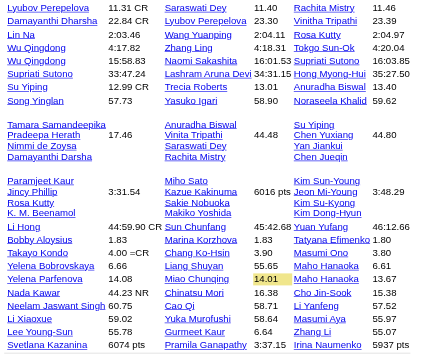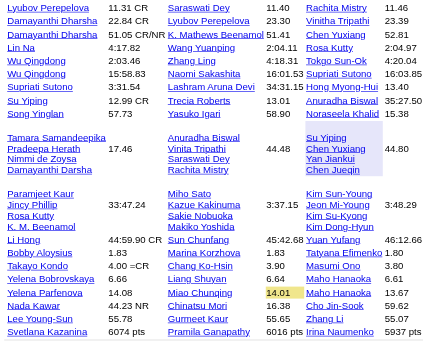+ row: (216, 34)
(124, 34) 2:03.46 -> (124, 48) 4:17.82
(124, 48) 4:17.82 -> (124, 61) 2:03.46
(127, 74) 33:47.24 -> (124, 87) 3:31.54
(391, 74) 35:27.50 -> (397, 87) 13.40
(385, 87) 13.40 -> (403, 100) 35:27.50
(385, 100) 59.62 -> (397, 114) 15.38
(324, 141) no background -> (336, 154) lavender background
(124, 192) 3:31.54 -> (127, 205) 33:47.24
(272, 192) 6016 pts -> (282, 205) 3:37.15
(266, 266) 55.65 -> (276, 279) 6.64
(385, 292) 15.38 -> (397, 306) 59.62
- row: (180, 306)
- row: (198, 319)
(263, 332) 6.64 -> (278, 319) 55.65
(270, 345) 3:37.15 -> (285, 332) 6016 pts
